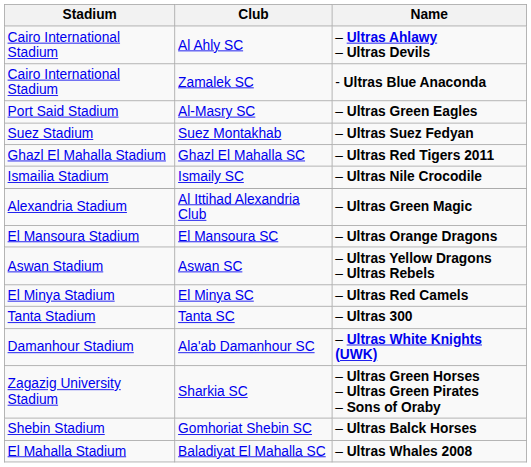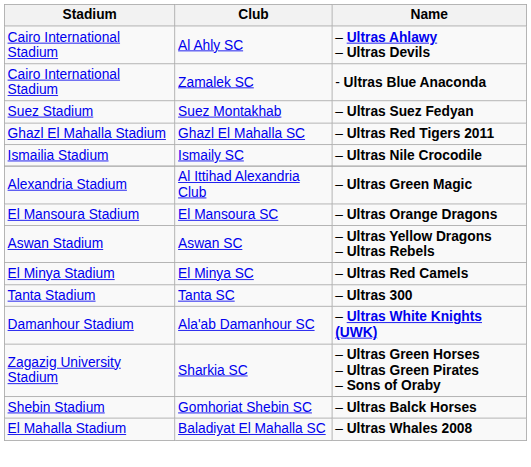- row: (217, 111)
